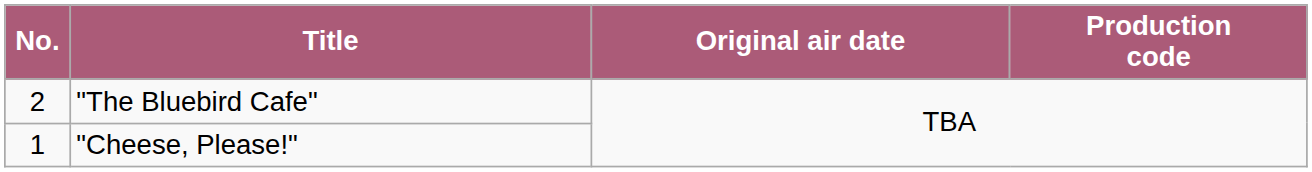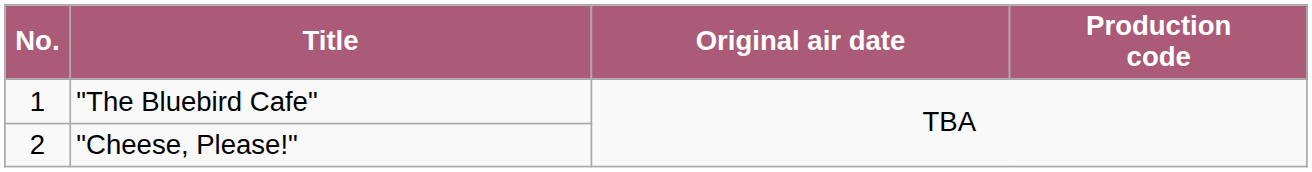(37, 100) 2 -> (37, 100) 1
(37, 144) 1 -> (37, 144) 2
